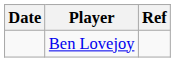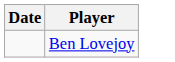- column: (154, 17)
